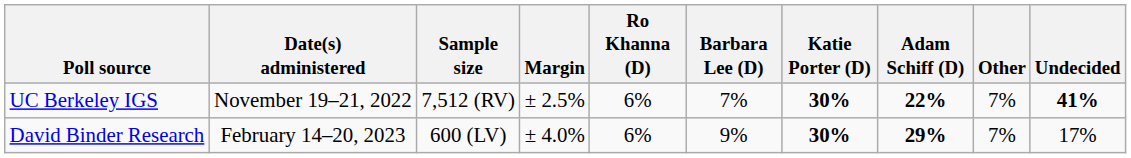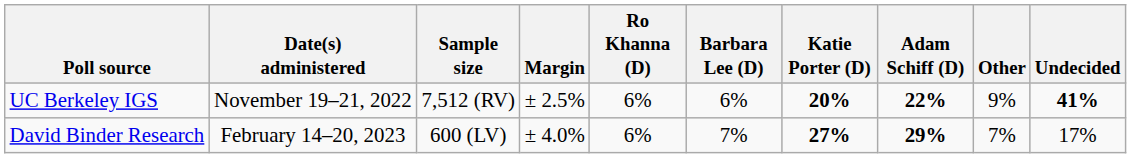(734, 100) 7% -> (734, 100) 6%
(830, 100) 30% -> (830, 100) 20%
(1002, 100) 7% -> (1002, 100) 9%
(734, 135) 9% -> (734, 135) 7%
(830, 135) 30% -> (830, 135) 27%
